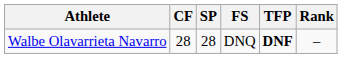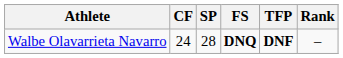(183, 41) 28 -> (183, 41) 24
(240, 41) normal -> (240, 41) bold
